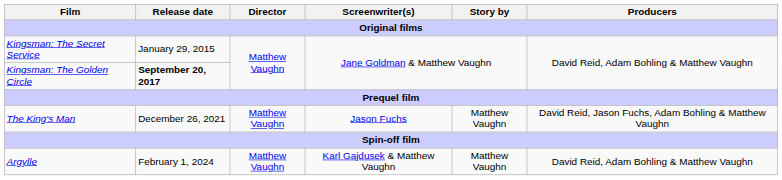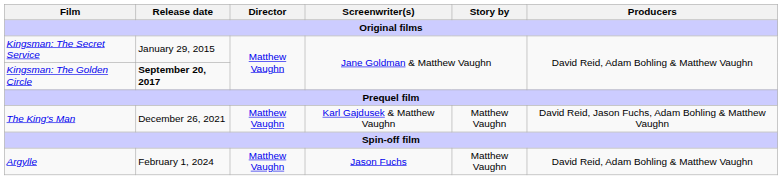(378, 118) Jason Fuchs -> (378, 118) Karl Gajdusek & Matthew Vaughn
(378, 161) Karl Gajdusek & Matthew Vaughn -> (378, 161) Jason Fuchs
